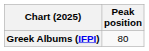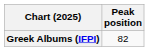(123, 38) 80 -> (123, 38) 82
